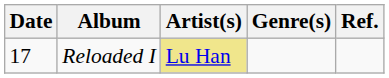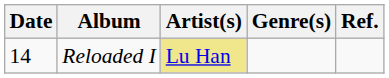(20, 55) 17 -> (20, 55) 14
